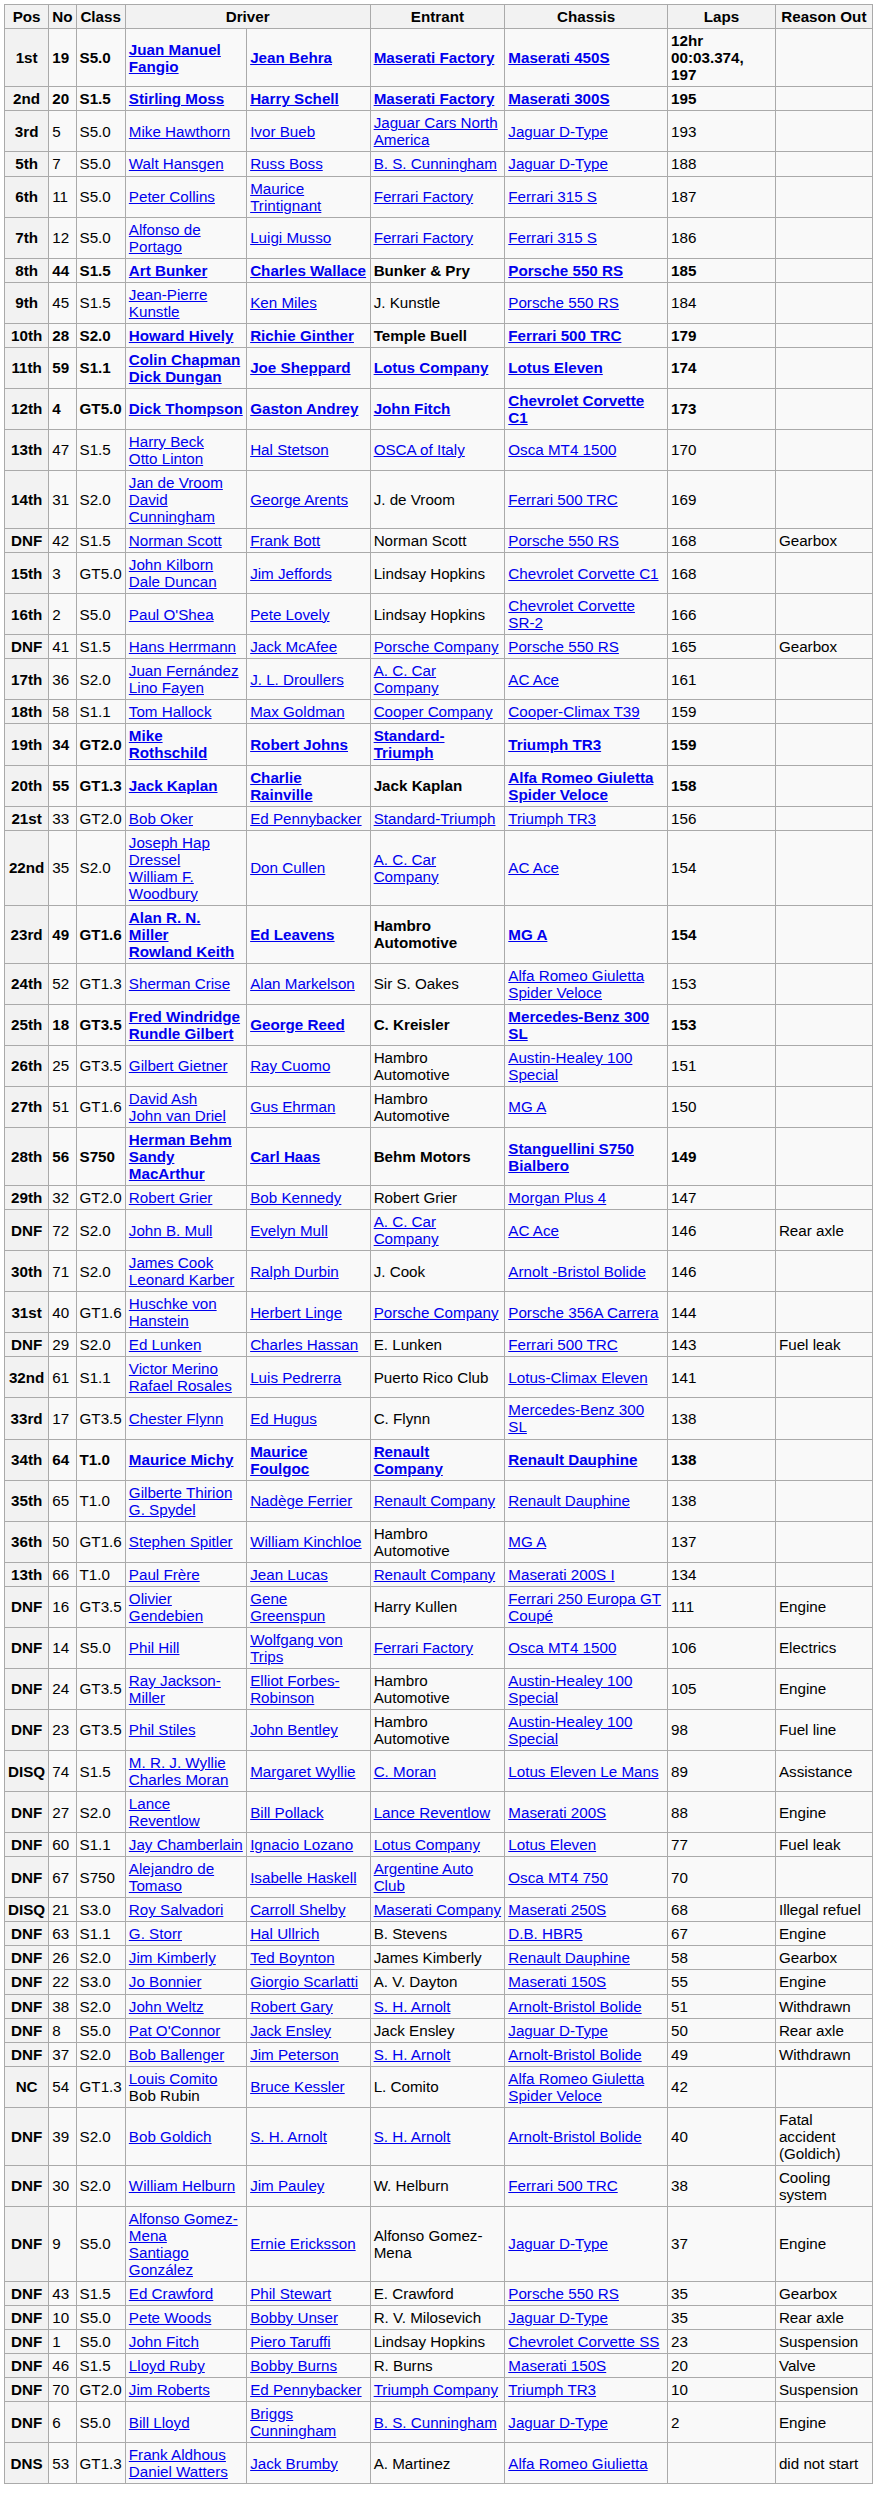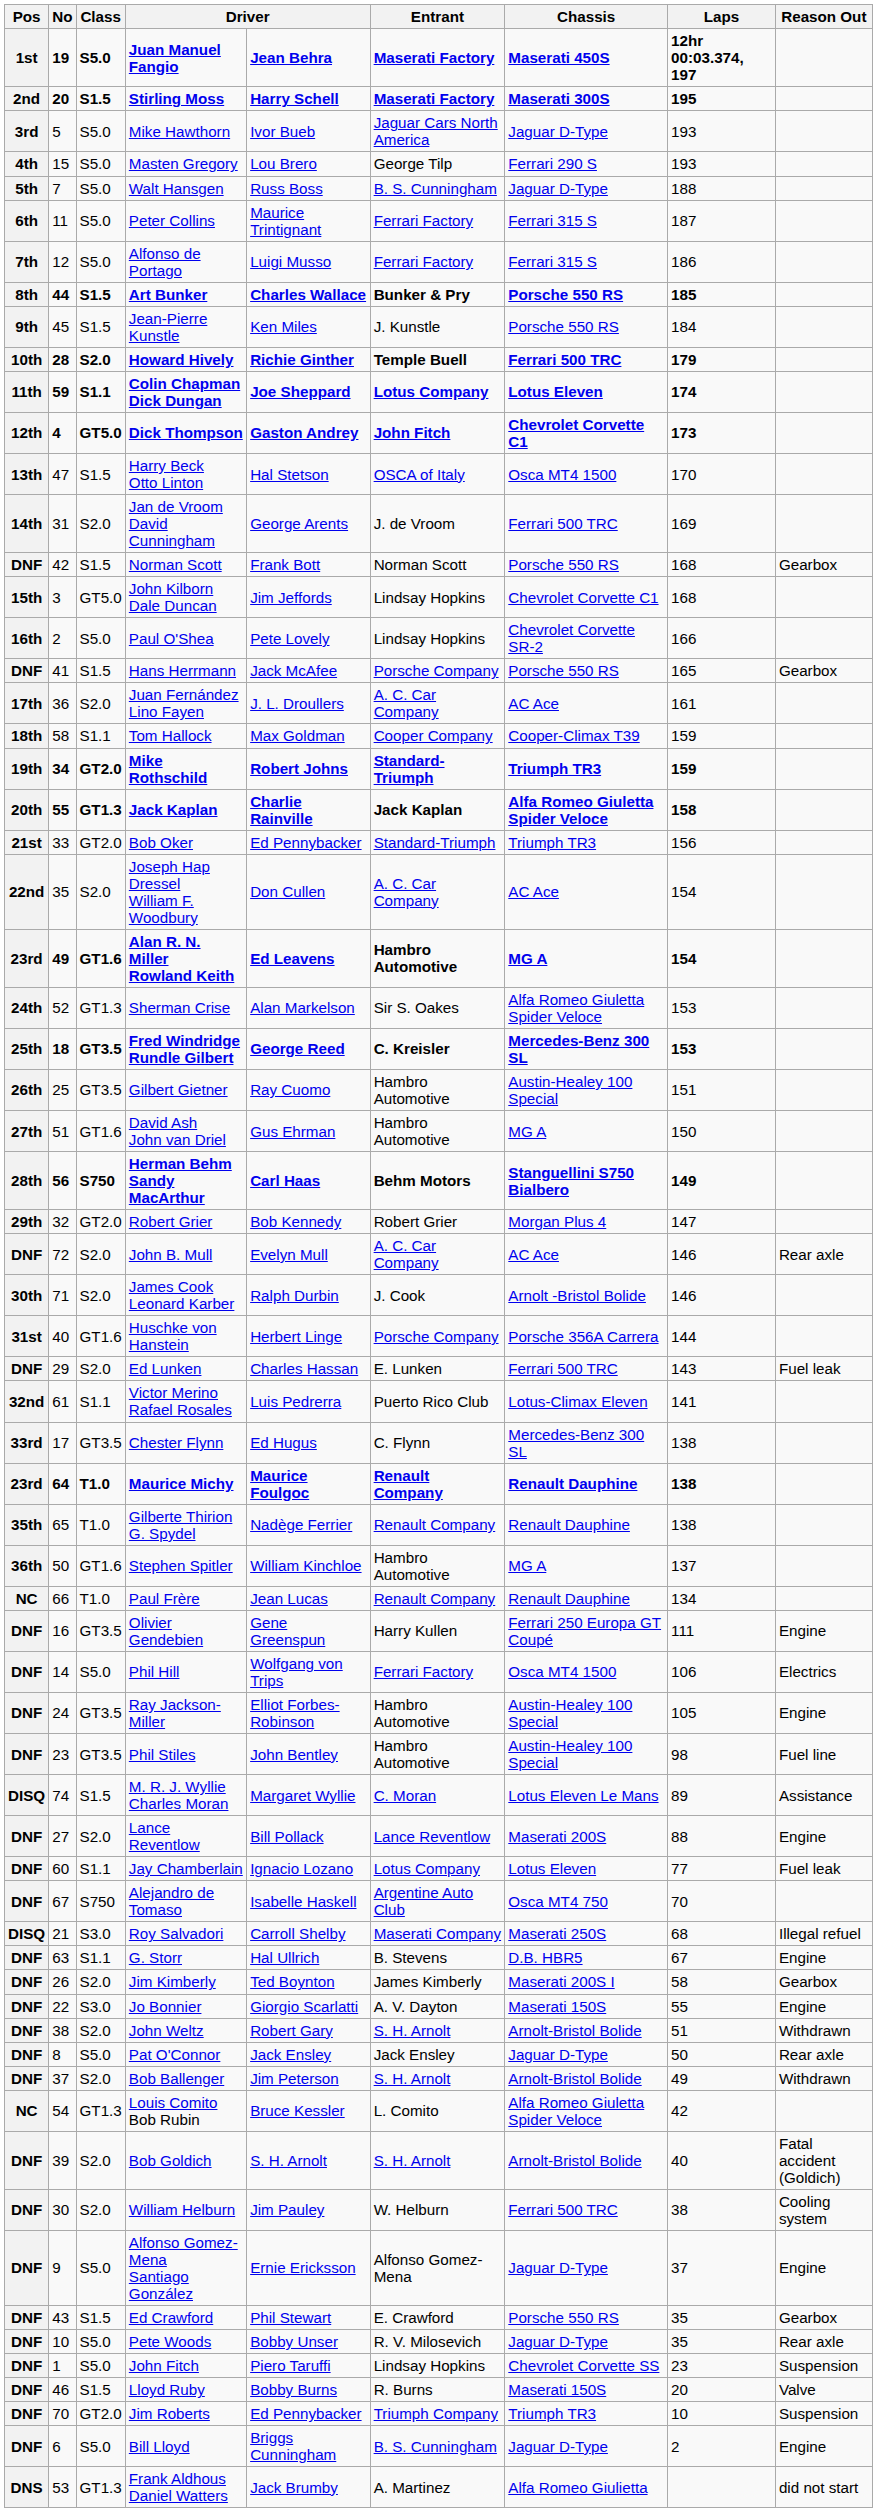+ row: (183, 164)
(27, 1460) 34th -> (27, 1484) 23rd
(27, 1574) 13th -> (27, 1598) NC
(561, 1574) Maserati 200S I -> (569, 1598) Renault Dauphine
(569, 1958) Renault Dauphine -> (561, 1982) Maserati 200S I
